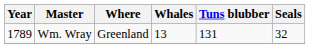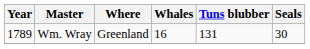(160, 33) 13 -> (160, 33) 16
(281, 33) 32 -> (281, 33) 30
